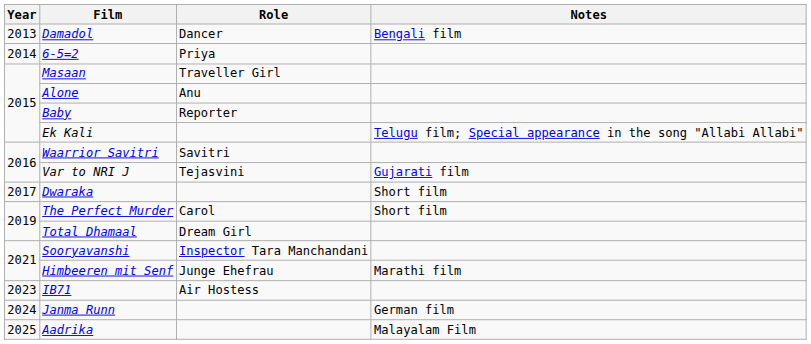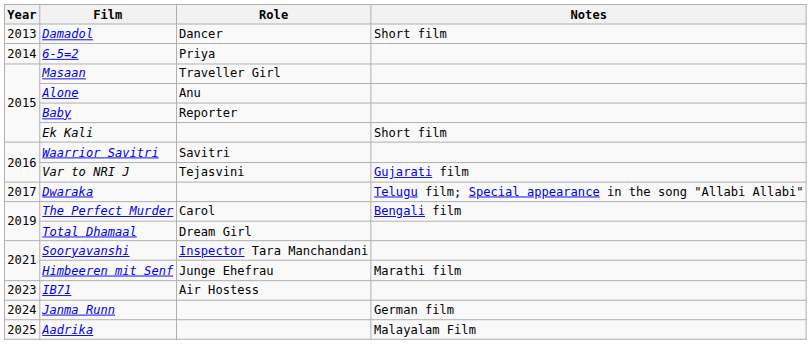(418, 34) Bengali film -> (410, 34) Short film
(589, 133) Telugu film; Special appearance in the song "Allabi Allabi" -> (410, 133) Short film
(410, 192) Short film -> (589, 192) Telugu film; Special appearance in the song "Allabi Allabi"
(410, 211) Short film -> (418, 211) Bengali film
